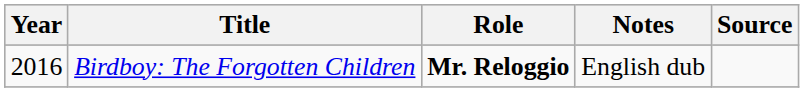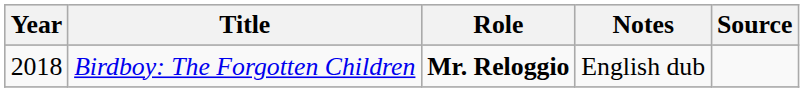(37, 65) 2016 -> (37, 65) 2018
